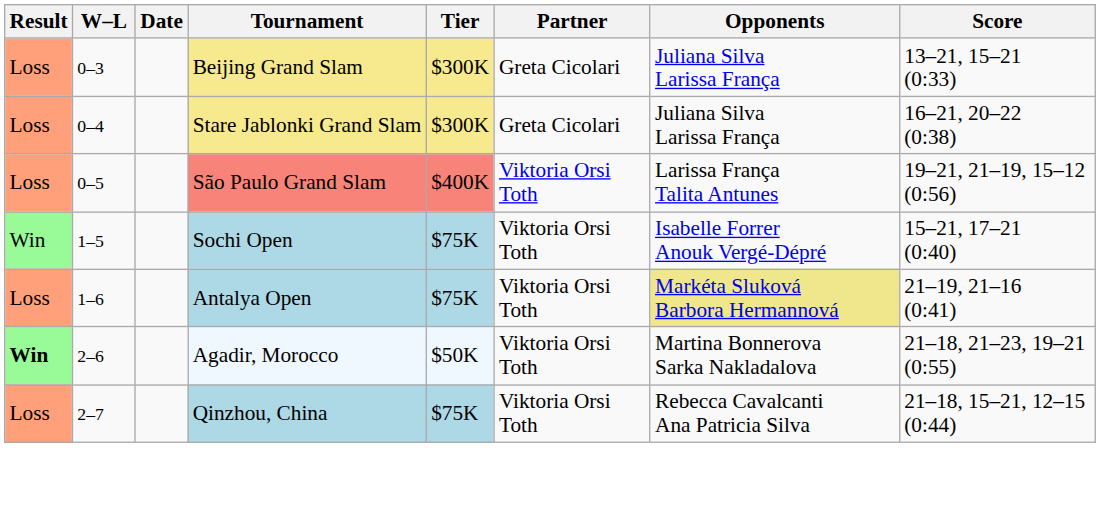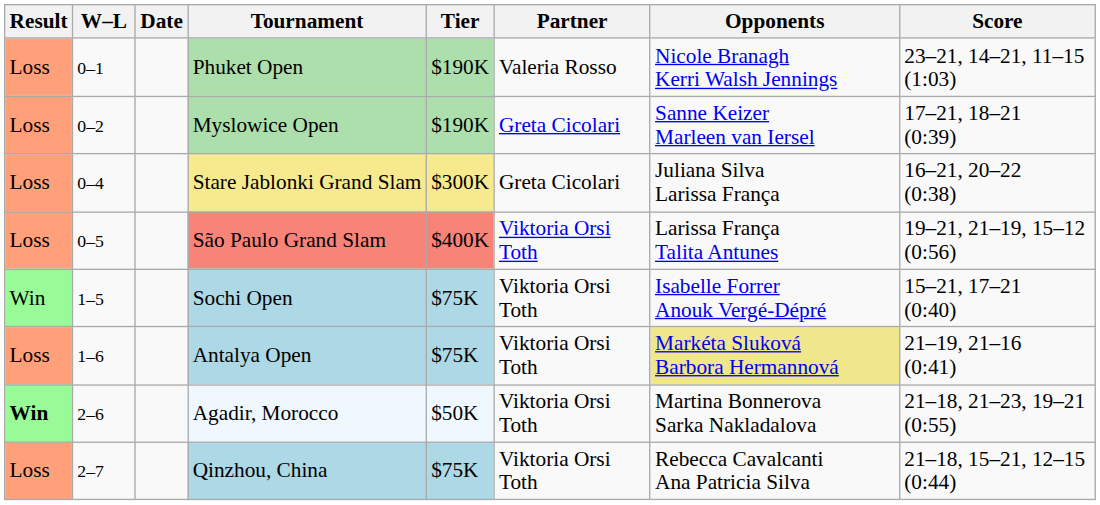+ row: (248, 67)
+ row: (266, 124)
- row: (278, 67)
